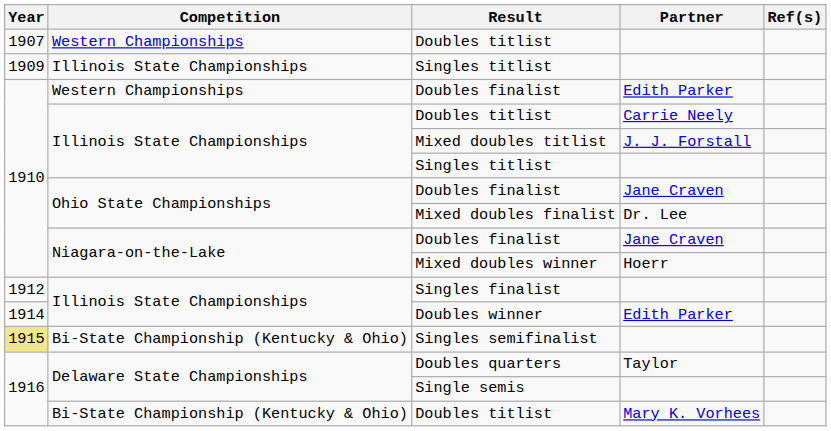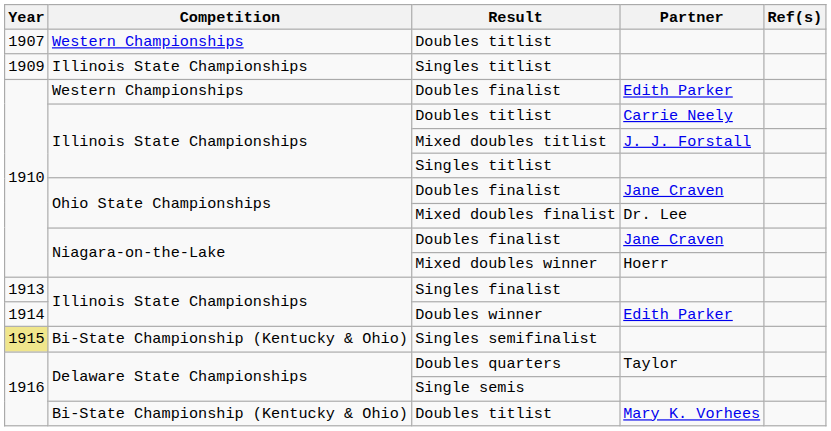(26, 290) 1912 -> (26, 290) 1913
